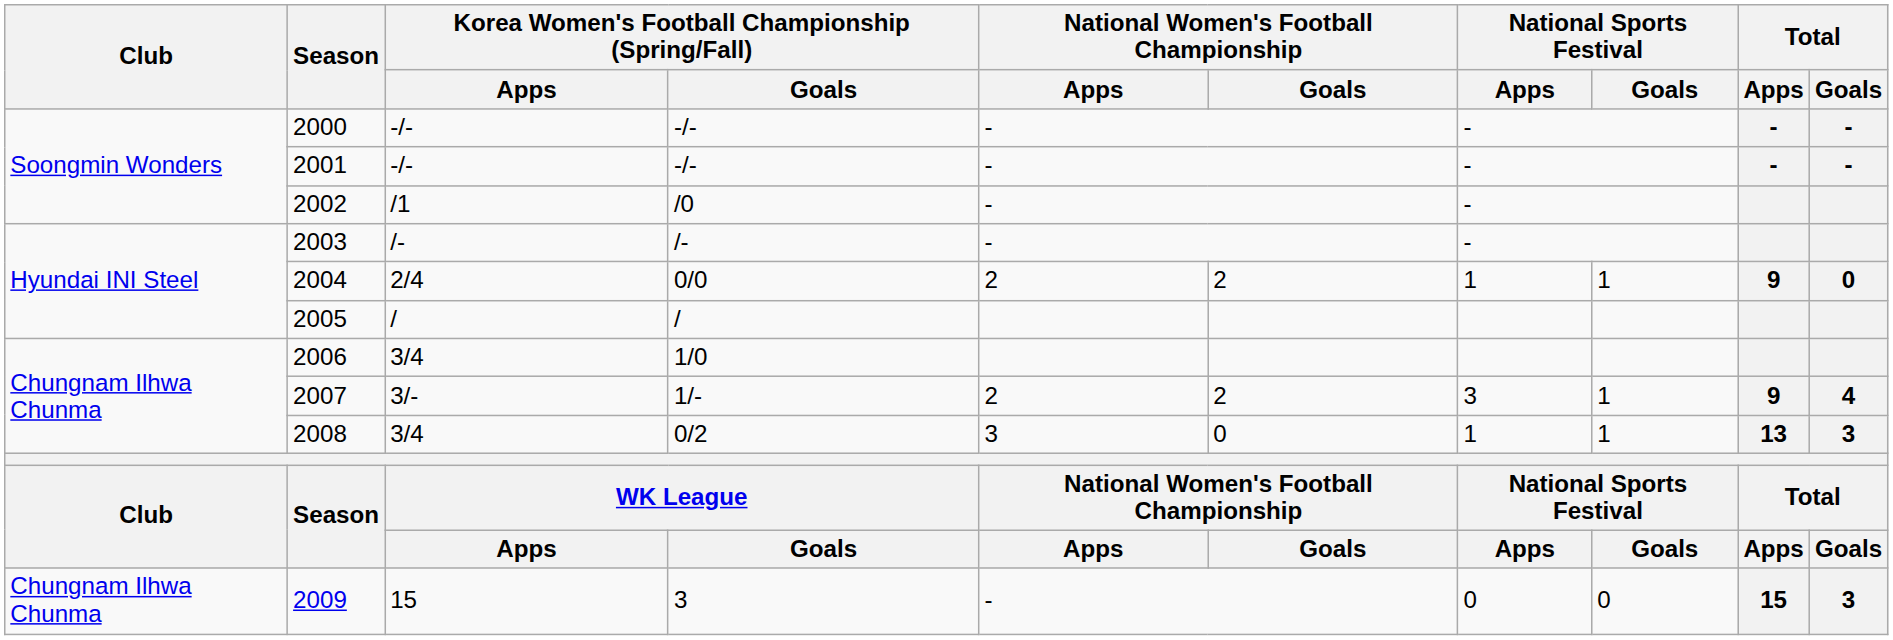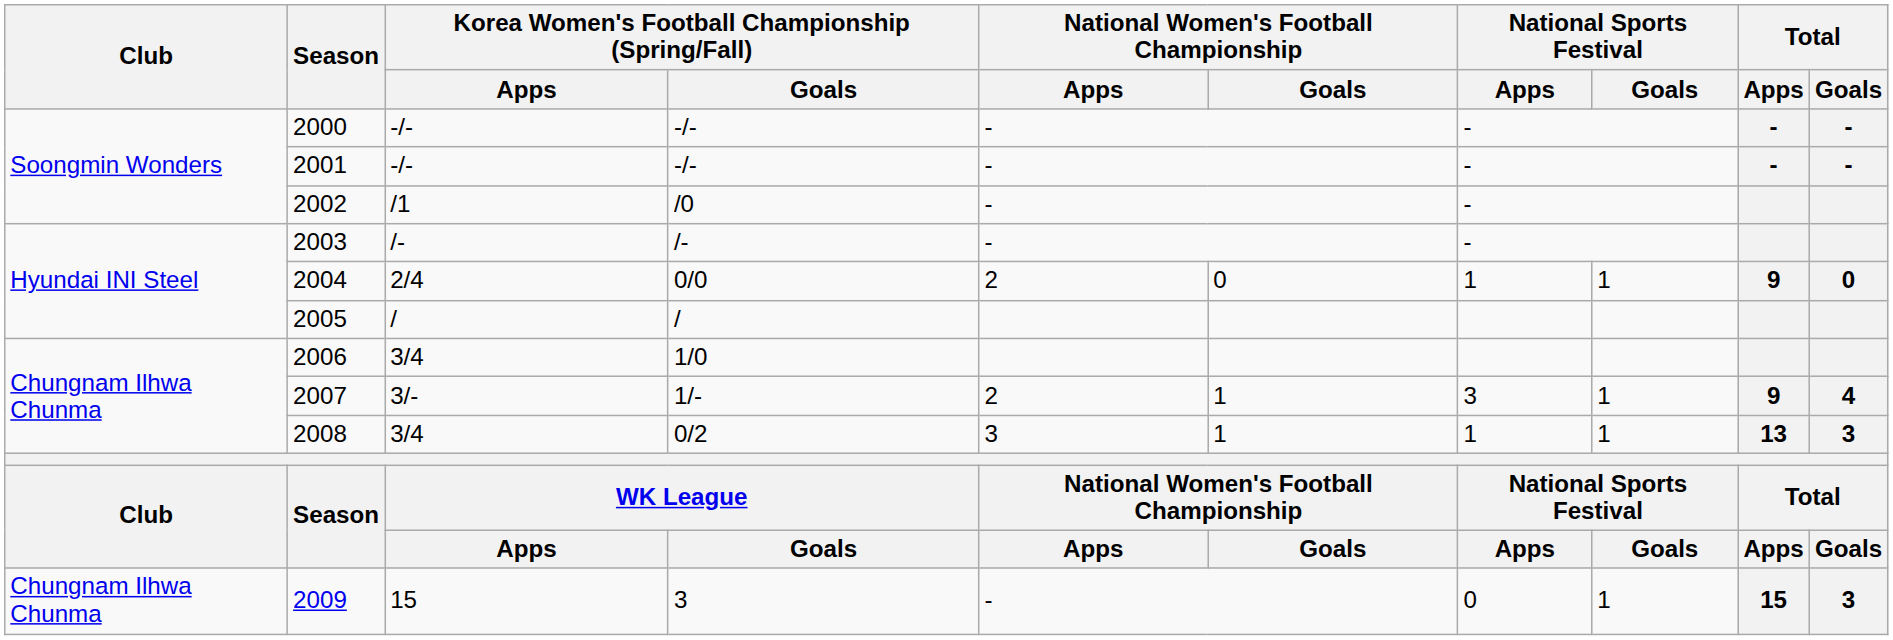(1220, 280) 2 -> (1220, 280) 0
(1220, 395) 2 -> (1220, 395) 1
(1220, 434) 0 -> (1220, 434) 1
(1604, 600) 0 -> (1604, 600) 1
